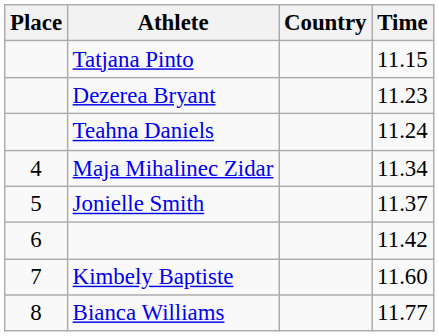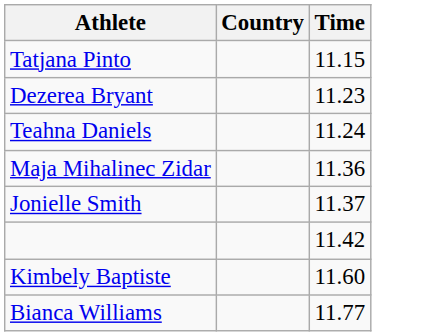- column: (36, 22)
(402, 167) 11.34 -> (340, 167) 11.36
